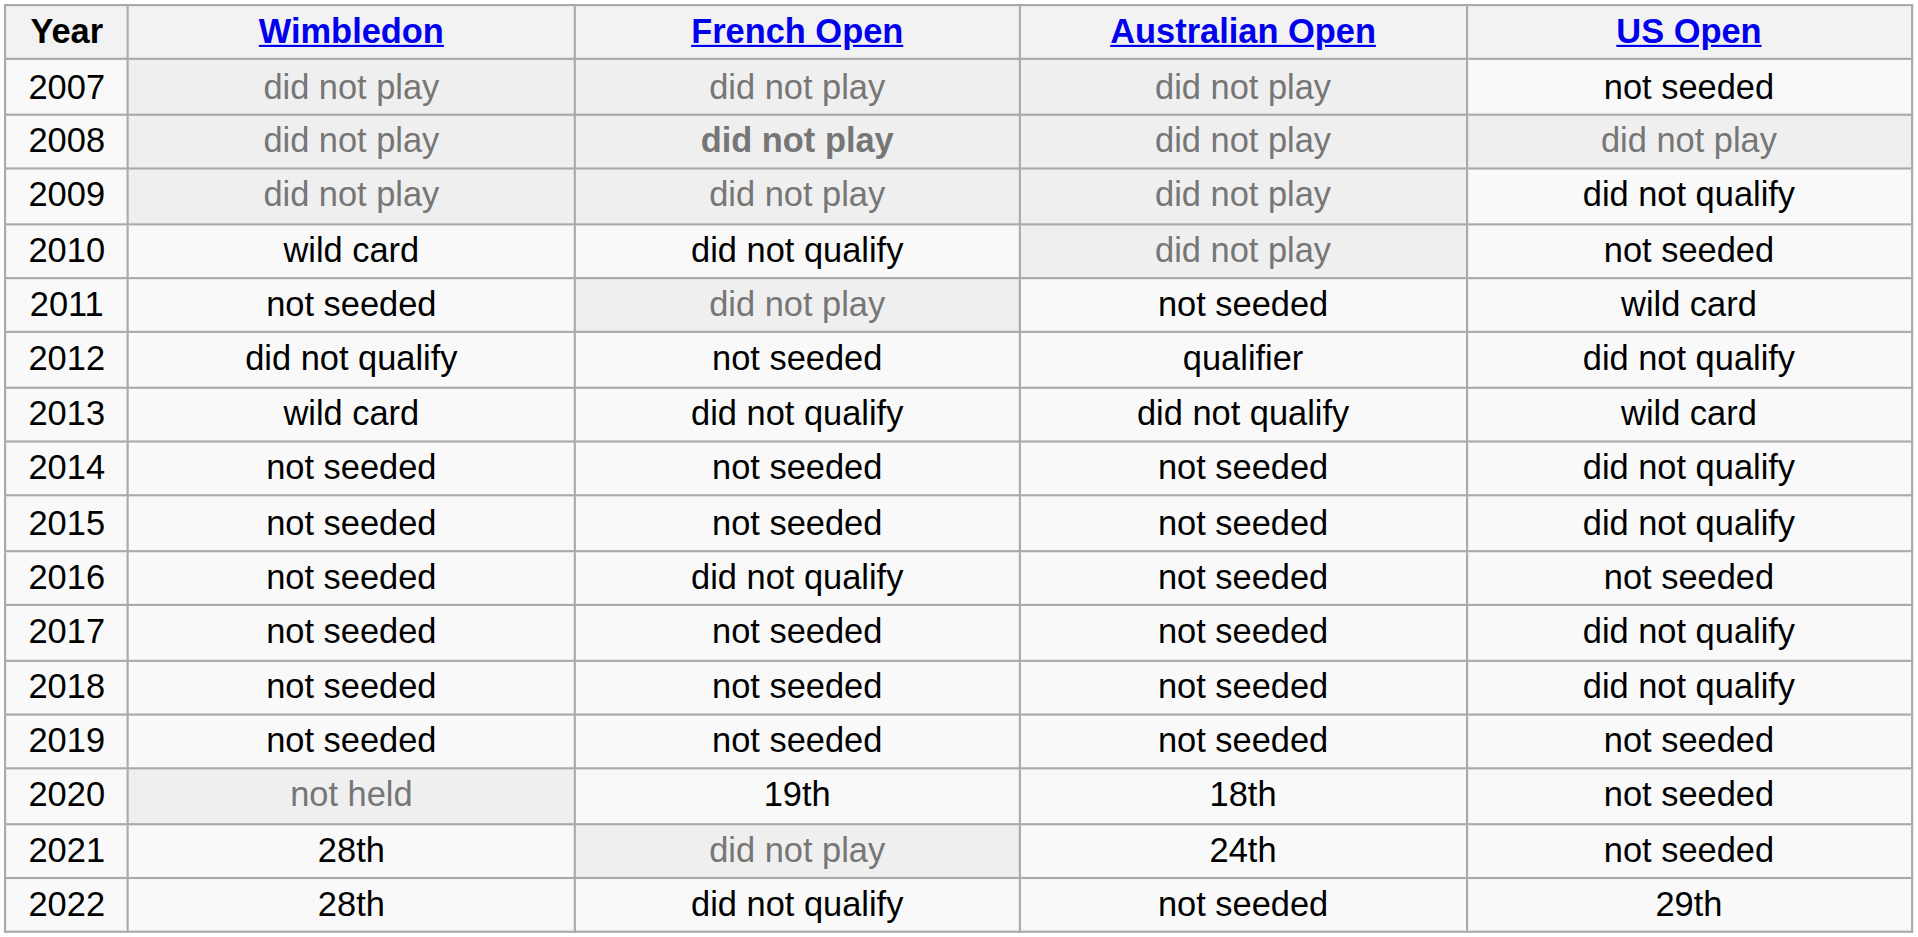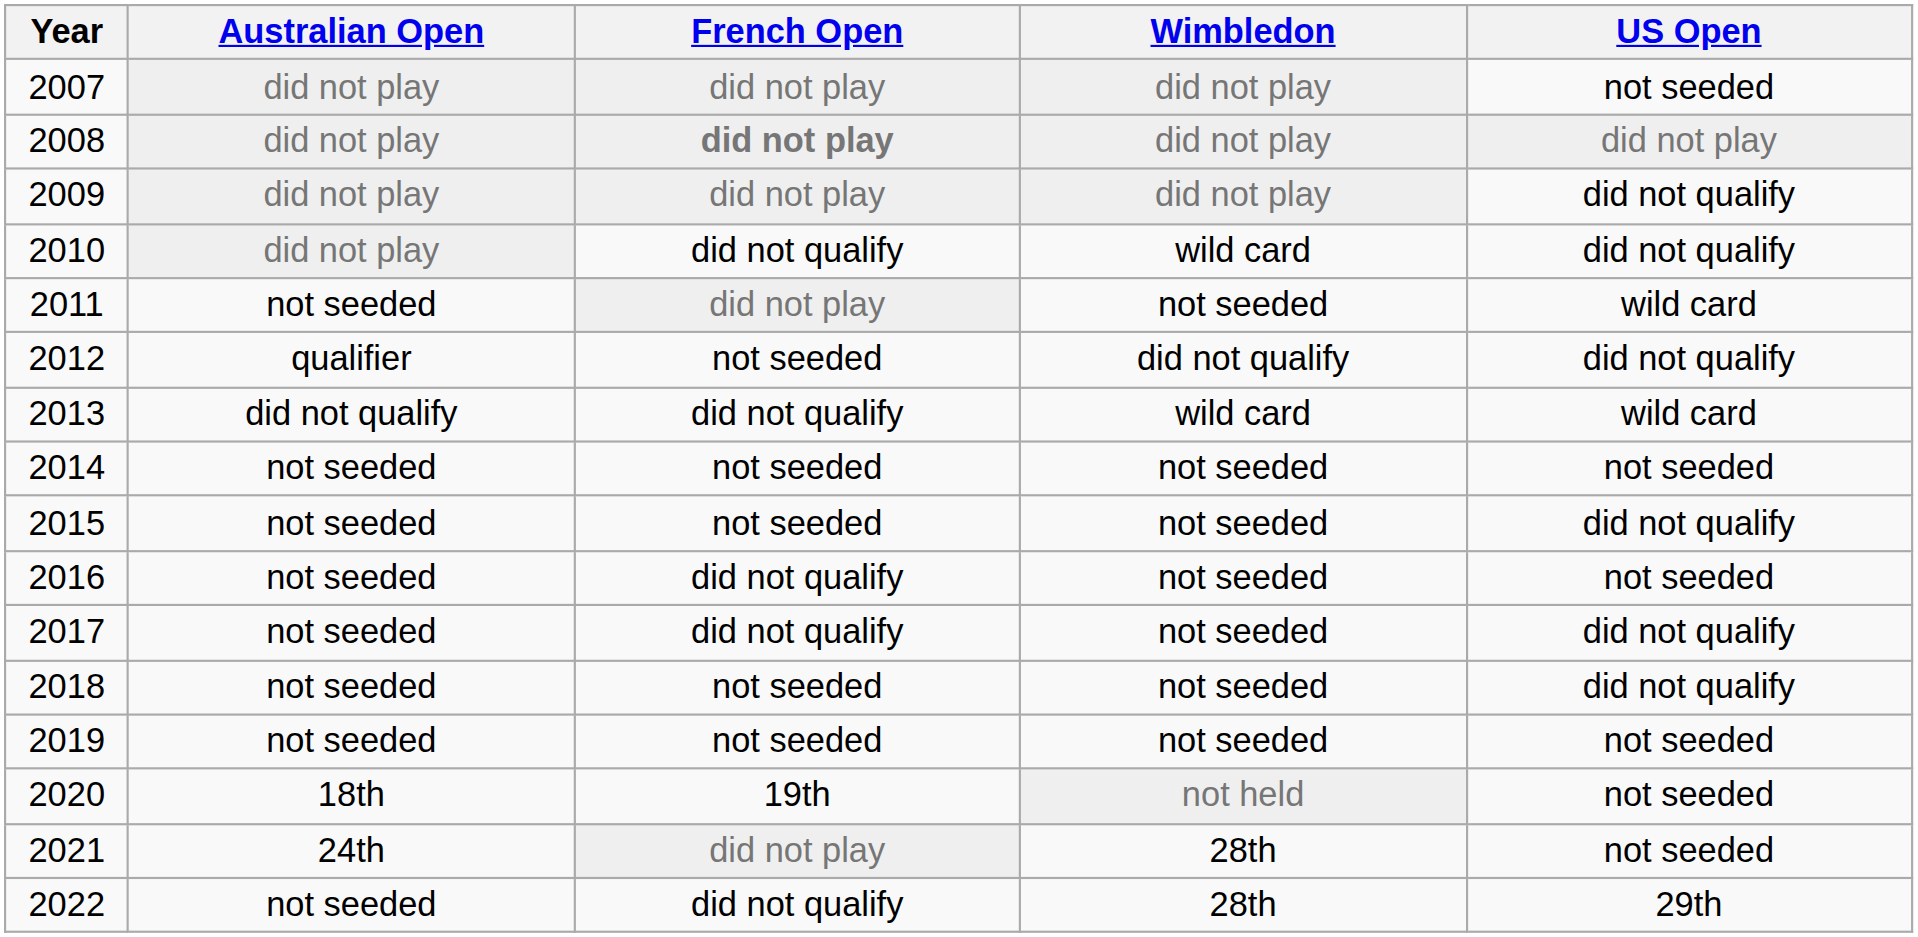columns swapped: (1243, 31) <-> (351, 31)
(1689, 250) not seeded -> (1689, 250) did not qualify
(1689, 468) did not qualify -> (1689, 468) not seeded
(797, 631) not seeded -> (797, 631) did not qualify
